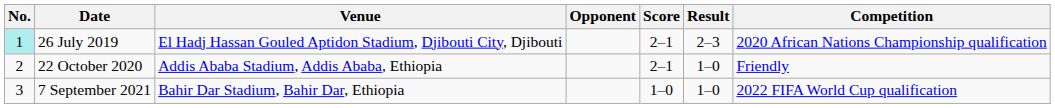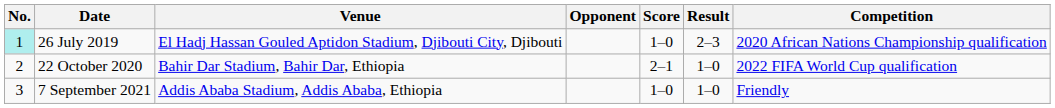(661, 41) 2–1 -> (661, 41) 1–0
(300, 66) Addis Ababa Stadium, Addis Ababa, Ethiopia -> (281, 66) Bahir Dar Stadium, Bahir Dar, Ethiopia
(763, 66) Friendly -> (847, 66) 2022 FIFA World Cup qualification
(281, 90) Bahir Dar Stadium, Bahir Dar, Ethiopia -> (300, 90) Addis Ababa Stadium, Addis Ababa, Ethiopia
(847, 90) 2022 FIFA World Cup qualification -> (763, 90) Friendly
